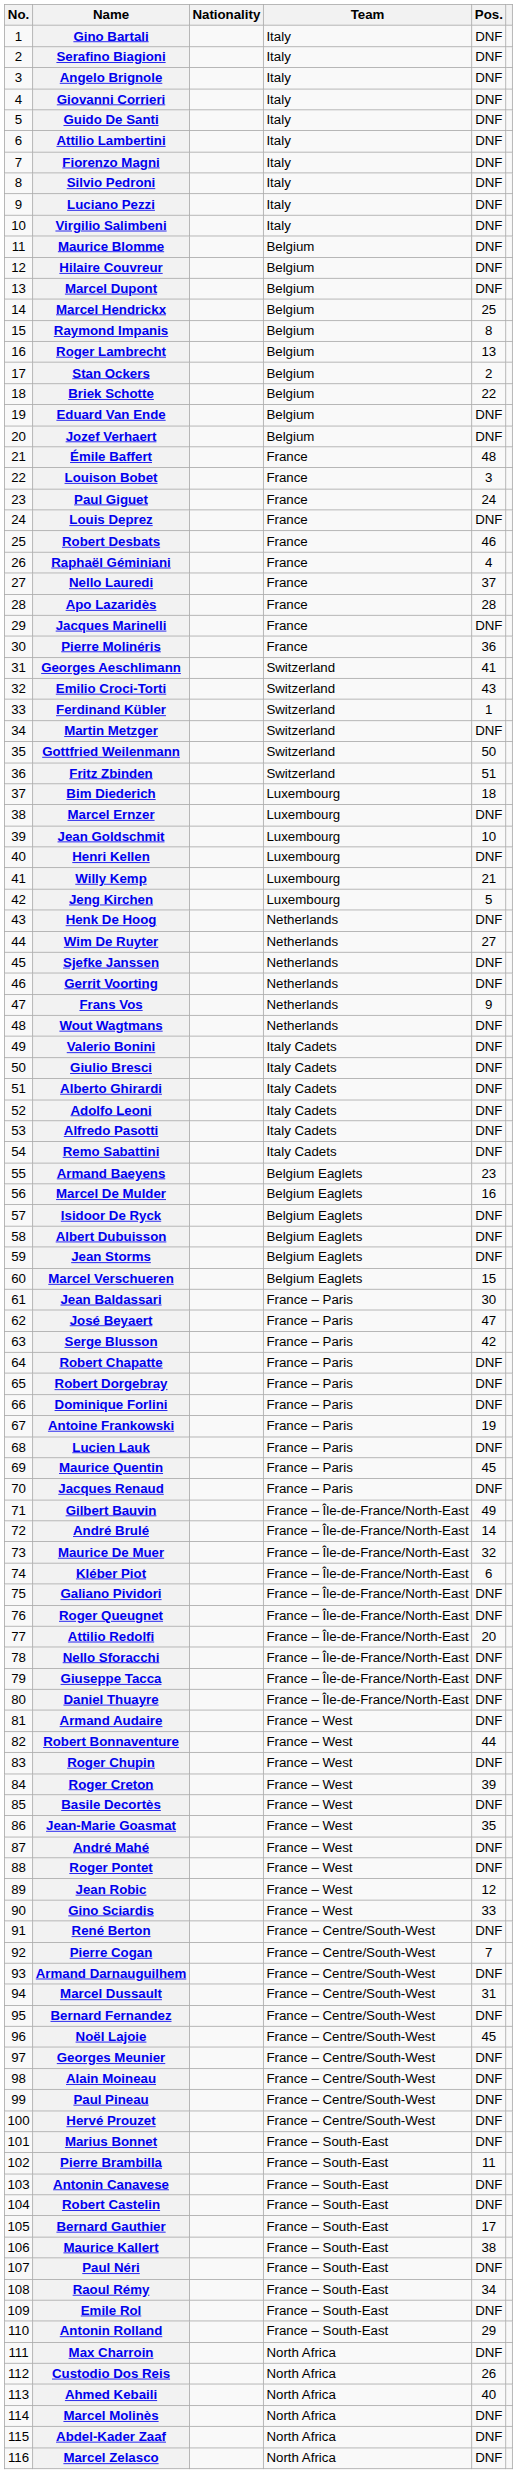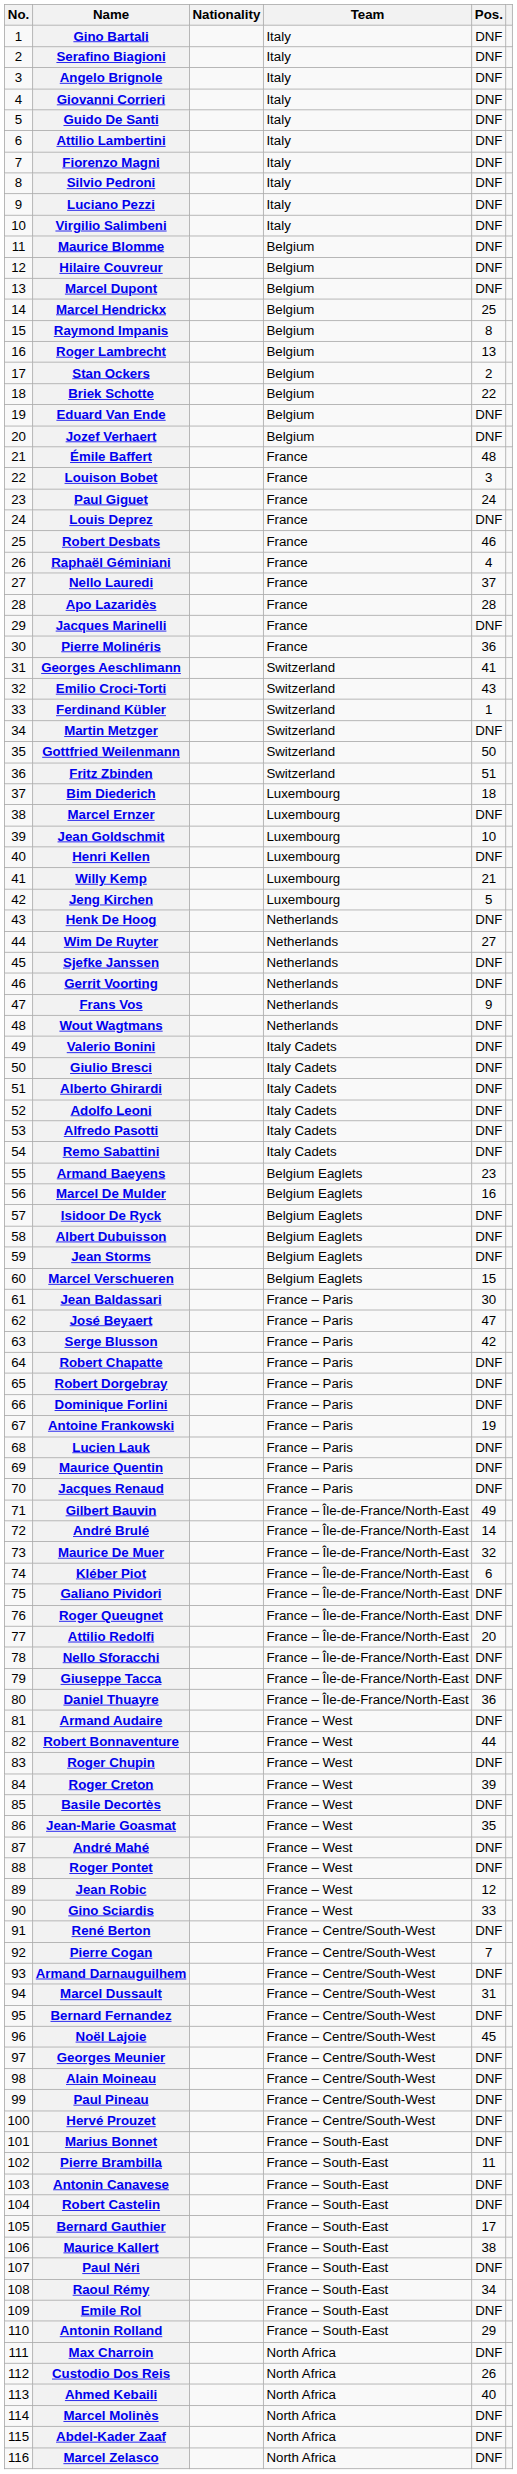(489, 1468) 45 -> (489, 1468) DNF
(489, 1699) DNF -> (489, 1699) 36
